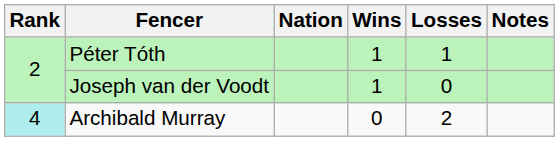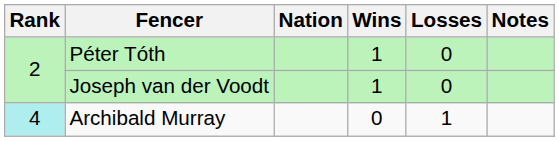(446, 53) 1 -> (446, 53) 0
(446, 119) 2 -> (446, 119) 1
